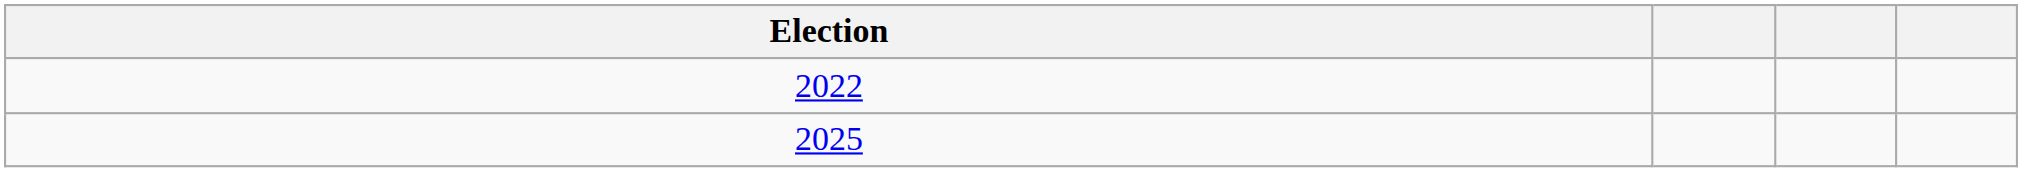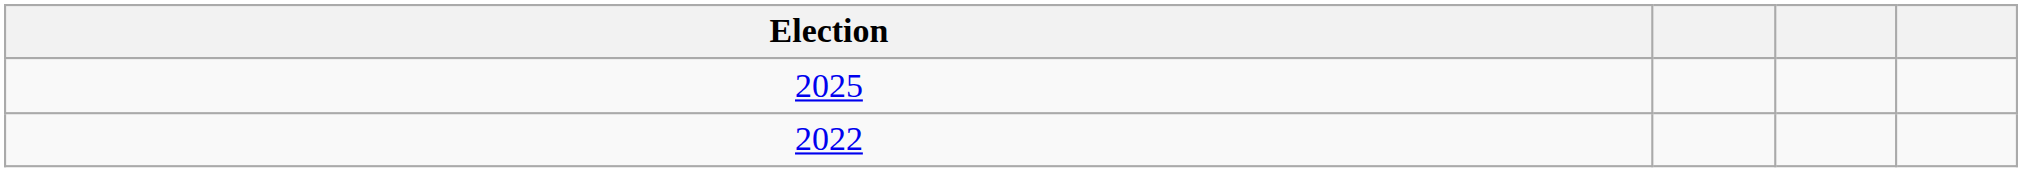rows swapped: (829, 85) <-> (829, 138)
